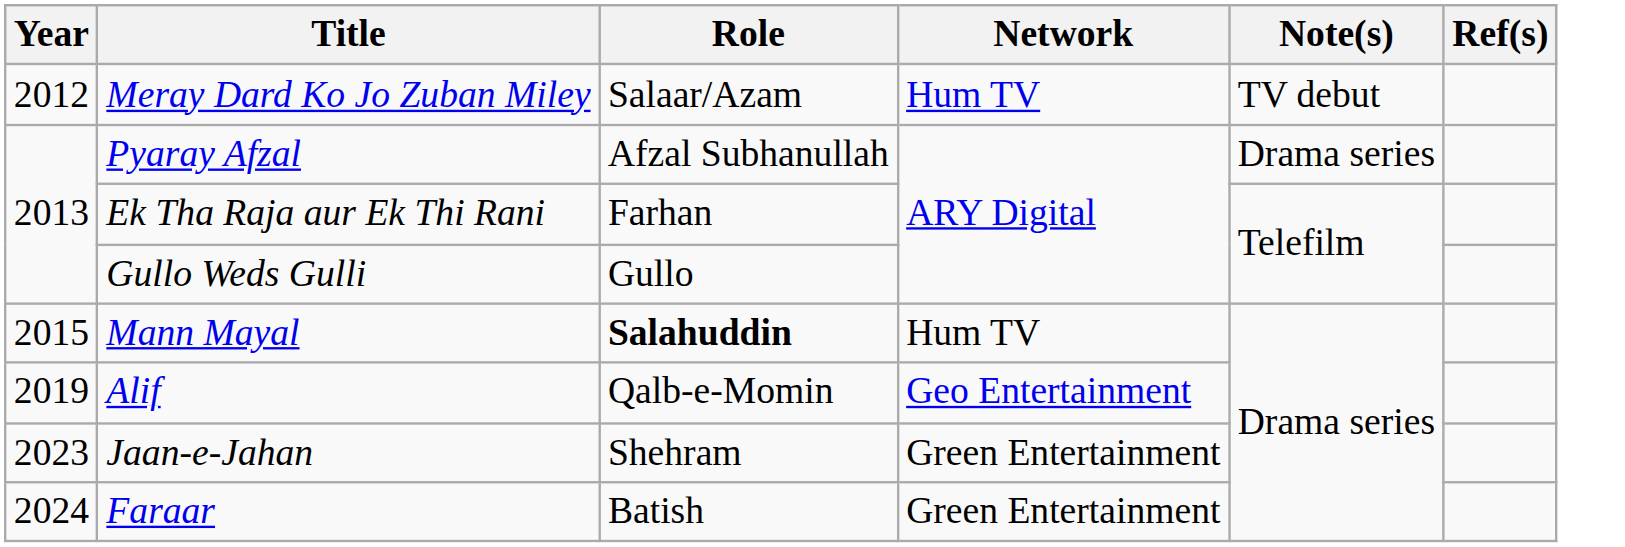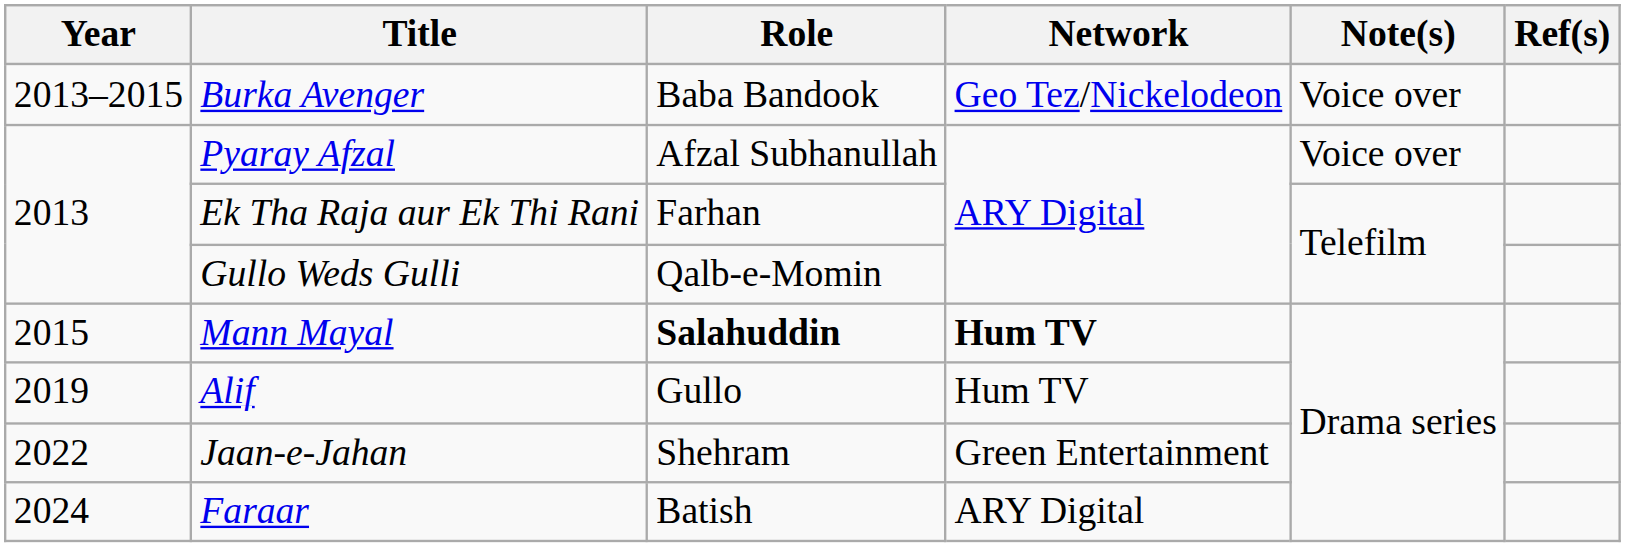- row: (348, 93)
+ row: (312, 93)
(1336, 153) Drama series -> (1380, 153) Voice over
(651, 272) Gullo -> (769, 272) Qalb-e-Momin
(973, 332) normal -> (1026, 332) bold
(721, 392) Qalb-e-Momin -> (699, 392) Gullo
(1049, 392) Geo Entertainment -> (1022, 392) Hum TV
(51, 451) 2023 -> (51, 451) 2022
(1063, 511) Green Entertainment -> (1049, 511) ARY Digital
